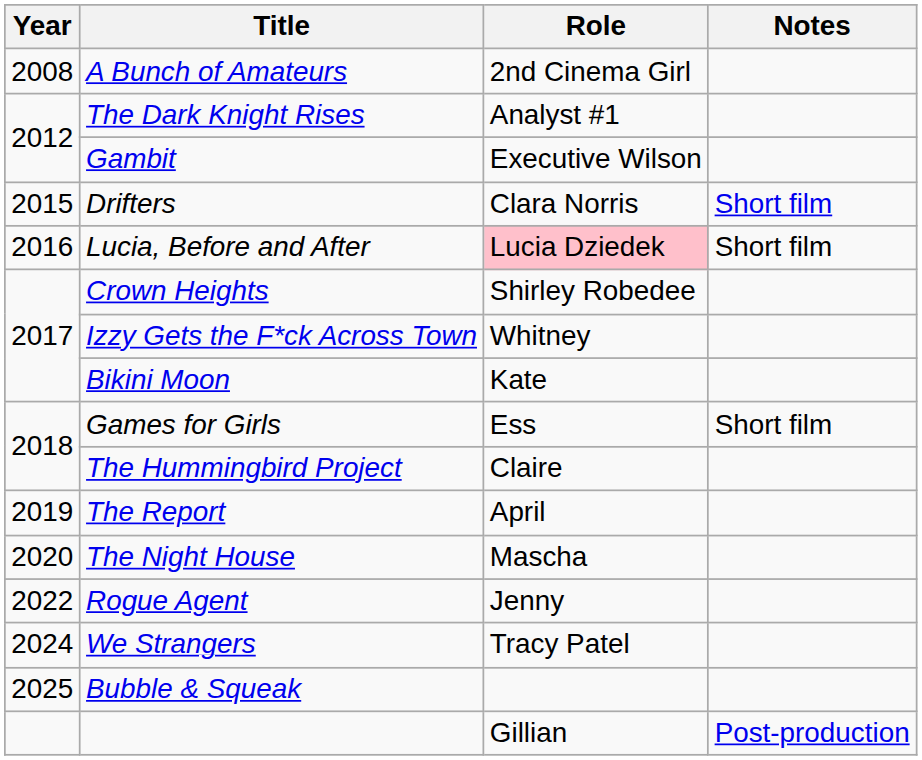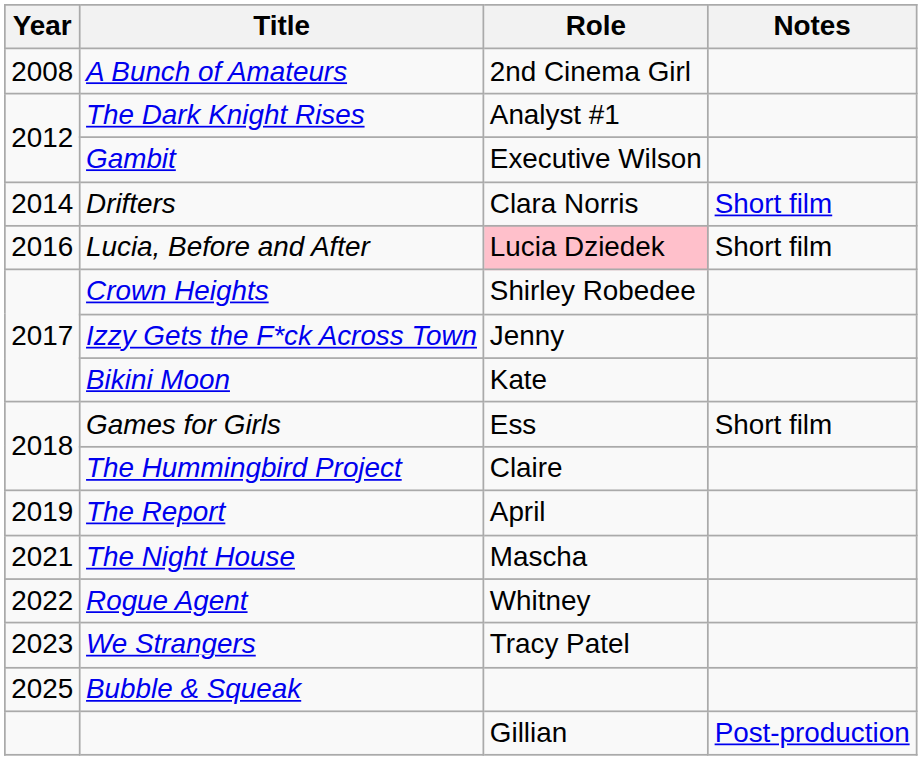(42, 203) 2015 -> (42, 203) 2014
(540, 335) Whitney -> (527, 335) Jenny
(42, 556) 2020 -> (42, 556) 2021
(527, 600) Jenny -> (540, 600) Whitney
(42, 644) 2024 -> (42, 644) 2023
